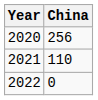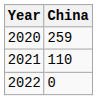(60, 38) 256 -> (60, 38) 259
